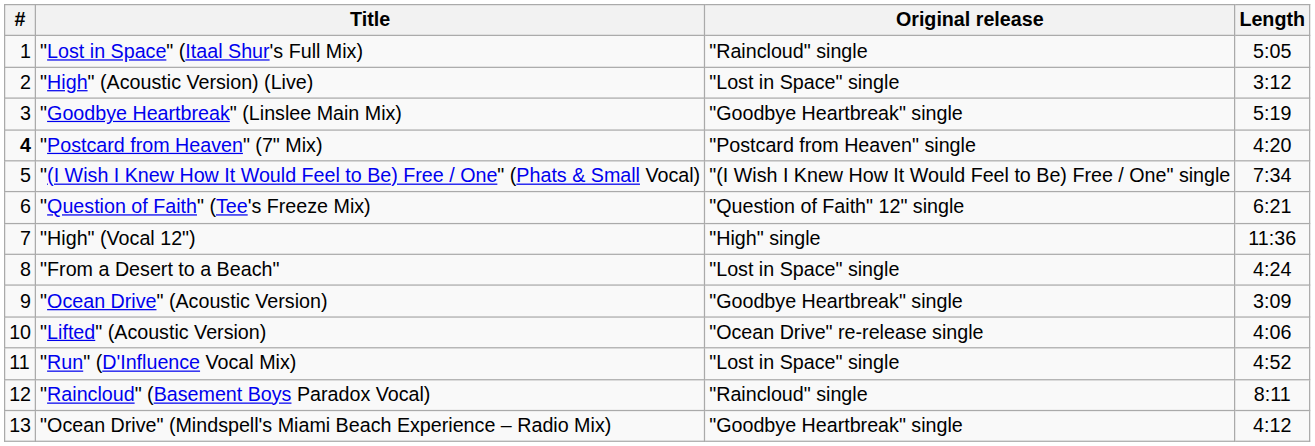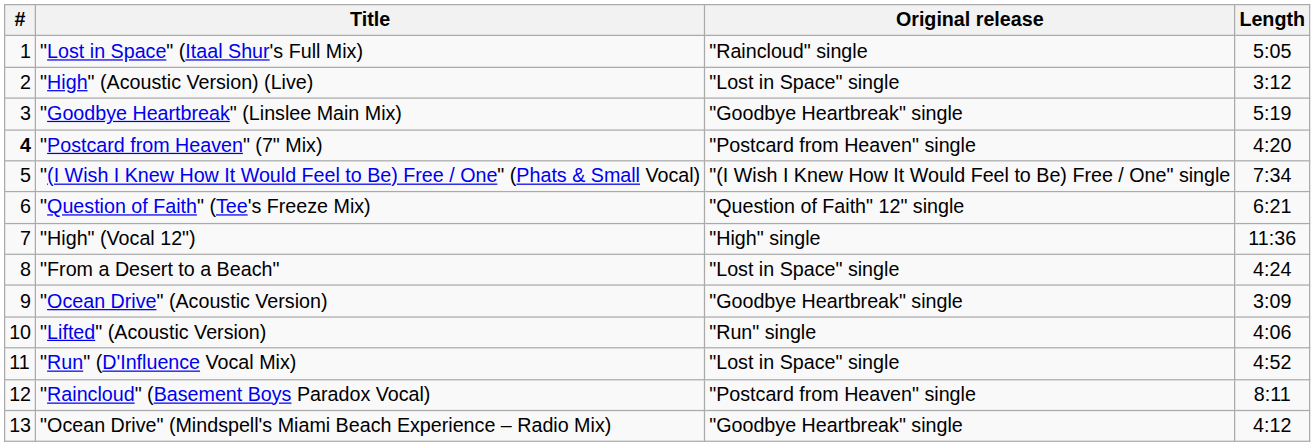(846, 332) "Ocean Drive" re-release single -> (763, 332) "Run" single
(788, 394) "Raincloud" single -> (843, 394) "Postcard from Heaven" single
